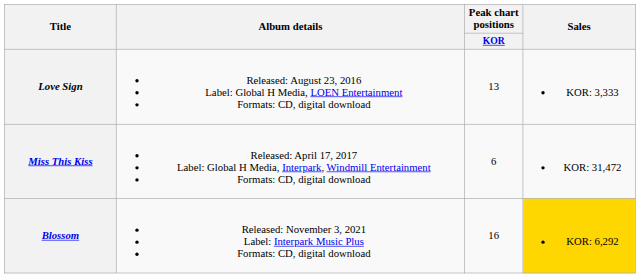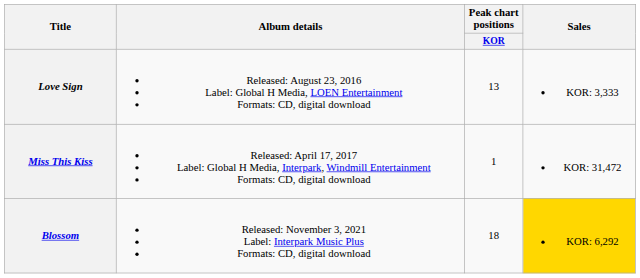(494, 161) 6 -> (494, 161) 1
(494, 236) 16 -> (494, 236) 18
